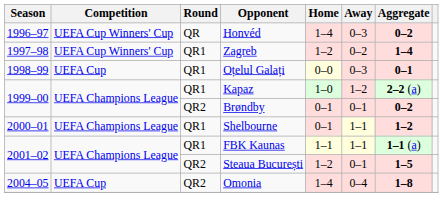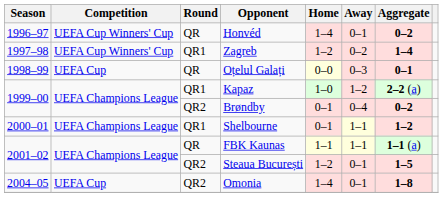(358, 32) 0–3 -> (358, 32) 0–1
(195, 70) QR1 -> (192, 70) QR
(358, 107) 0–1 -> (358, 107) 0–4
(195, 145) QR1 -> (192, 145) QR
(358, 182) 0–4 -> (358, 182) 0–1
